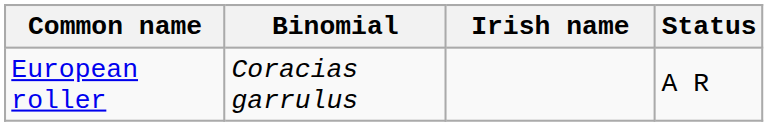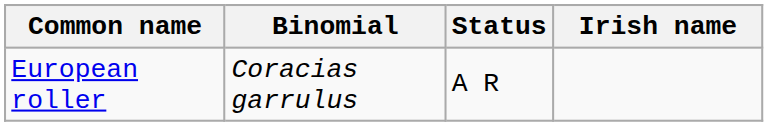columns swapped: (550, 27) <-> (709, 27)
